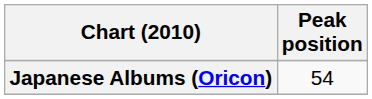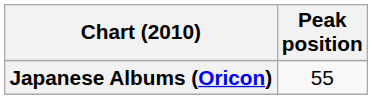(322, 77) 54 -> (322, 77) 55
